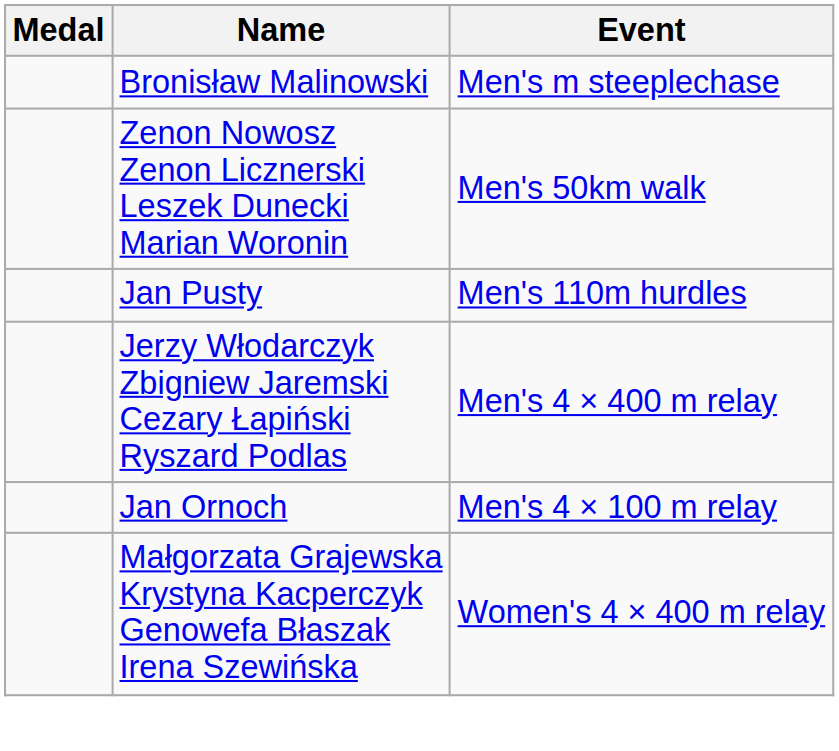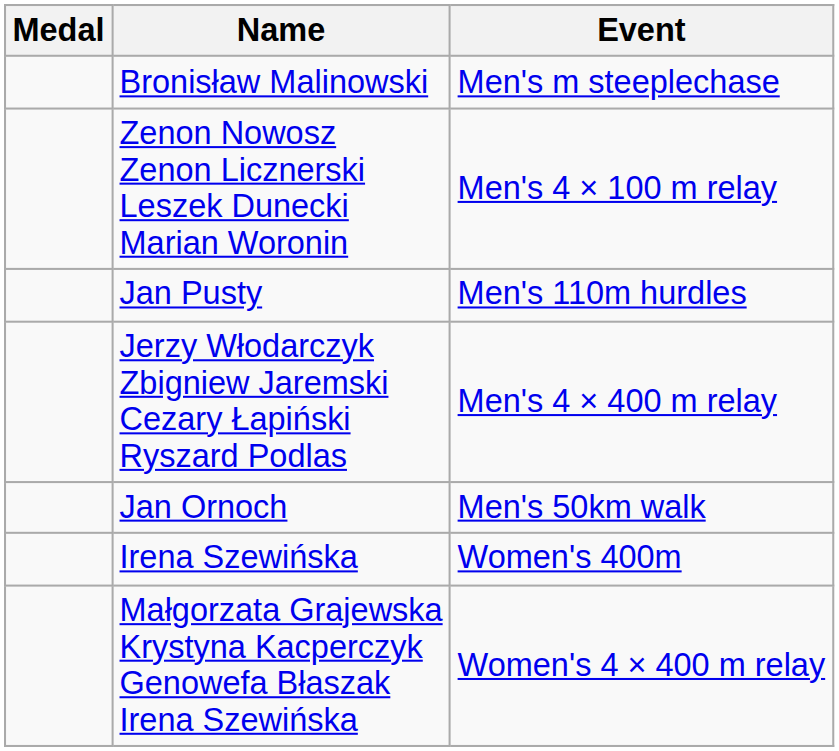(582, 188) Men's 50km walk -> (617, 188) Men's 4 × 100 m relay
(617, 507) Men's 4 × 100 m relay -> (582, 507) Men's 50km walk
+ row: (239, 558)
